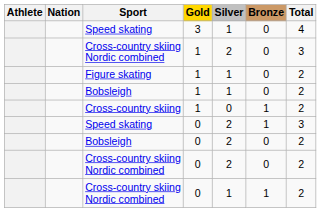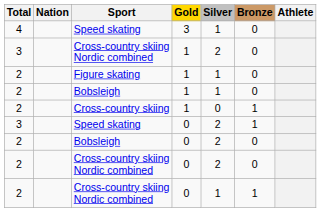columns swapped: (25, 12) <-> (301, 12)
